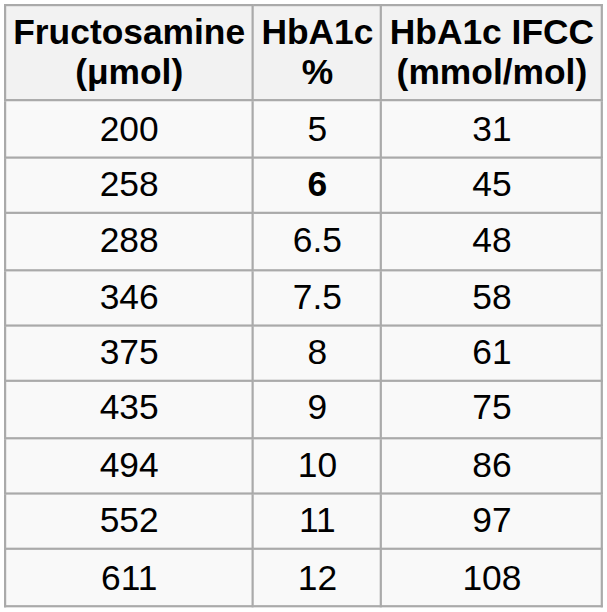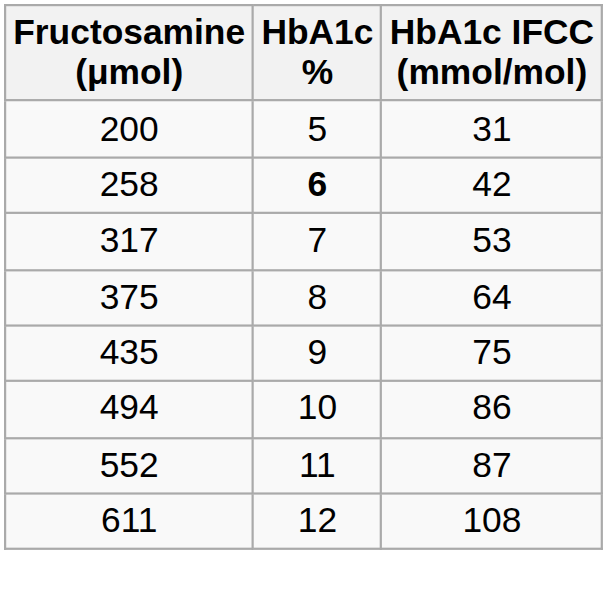(492, 184) 45 -> (492, 184) 42
- row: (129, 240)
+ row: (129, 240)
- row: (129, 296)
(492, 352) 61 -> (492, 296) 64
(492, 520) 97 -> (492, 464) 87
